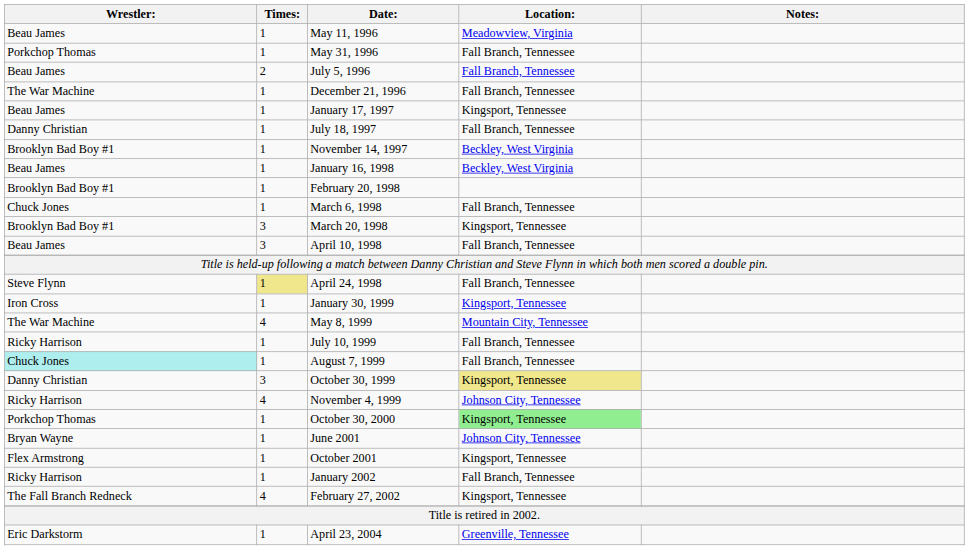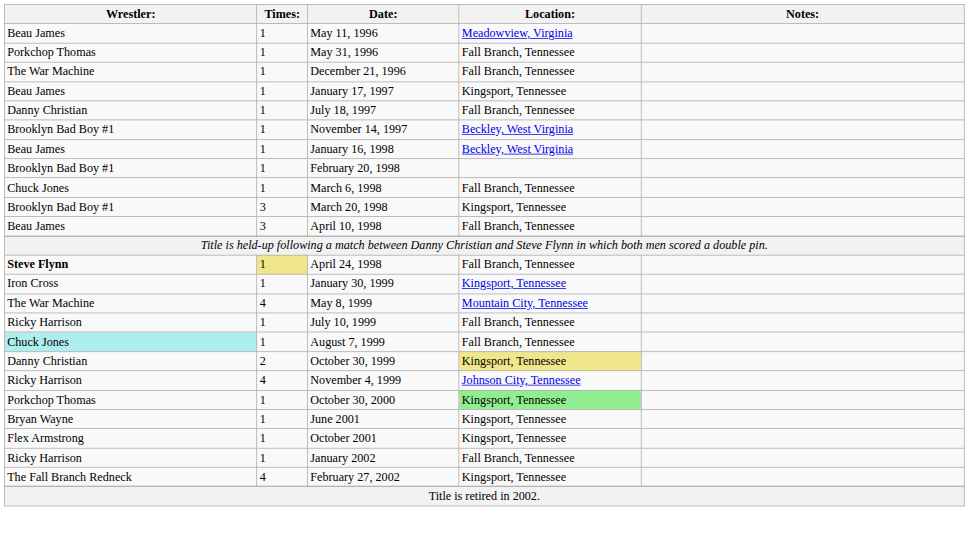- row: (340, 71)
(36, 284) normal -> (38, 264) bold
(263, 380) 3 -> (263, 361) 2
(521, 438) Johnson City, Tennessee -> (514, 419) Kingsport, Tennessee
- row: (346, 534)
